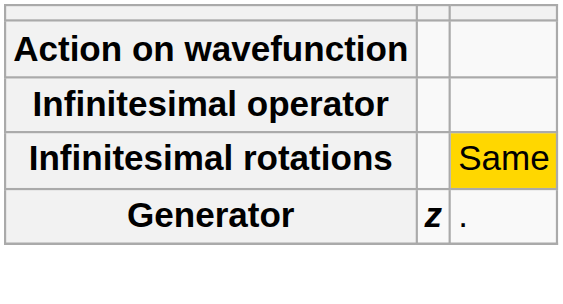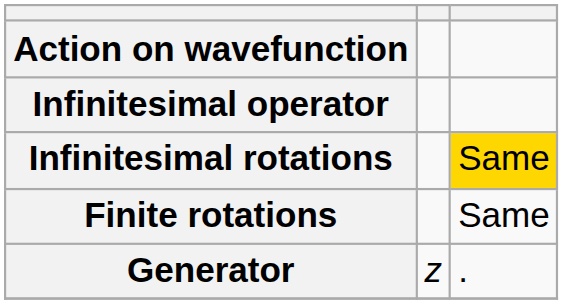+ row: (211, 215)
(433, 215) bold -> (433, 270) normal
